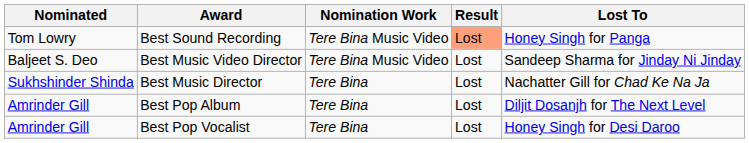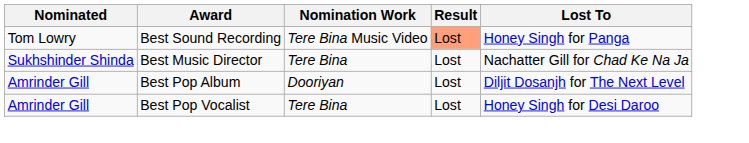- row: (221, 60)
(338, 104) Tere Bina -> (316, 82) Dooriyan
